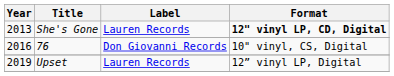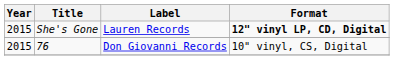(19, 30) 2013 -> (19, 30) 2015
(19, 46) 2016 -> (19, 46) 2015
- row: (52, 63)
